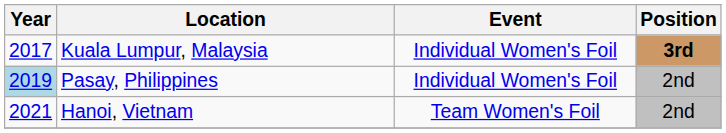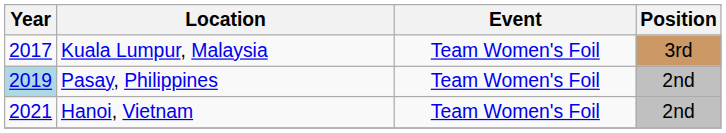(515, 50) Individual Women's Foil -> (515, 50) Team Women's Foil
(679, 50) bold -> (679, 50) normal
(515, 81) Individual Women's Foil -> (515, 81) Team Women's Foil
